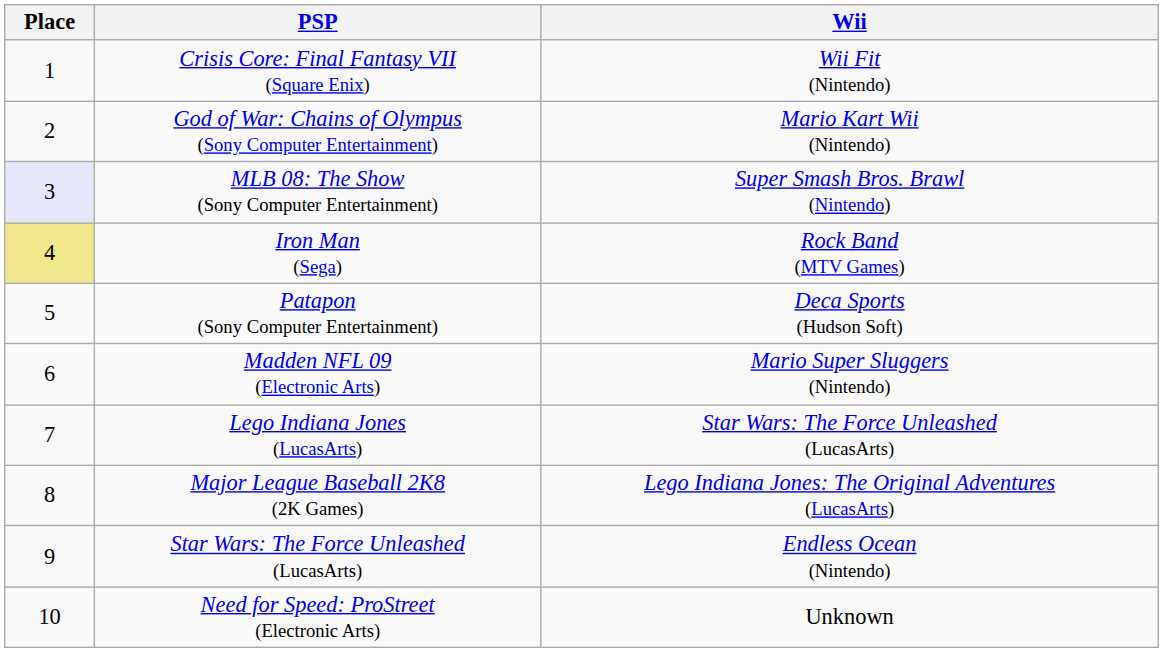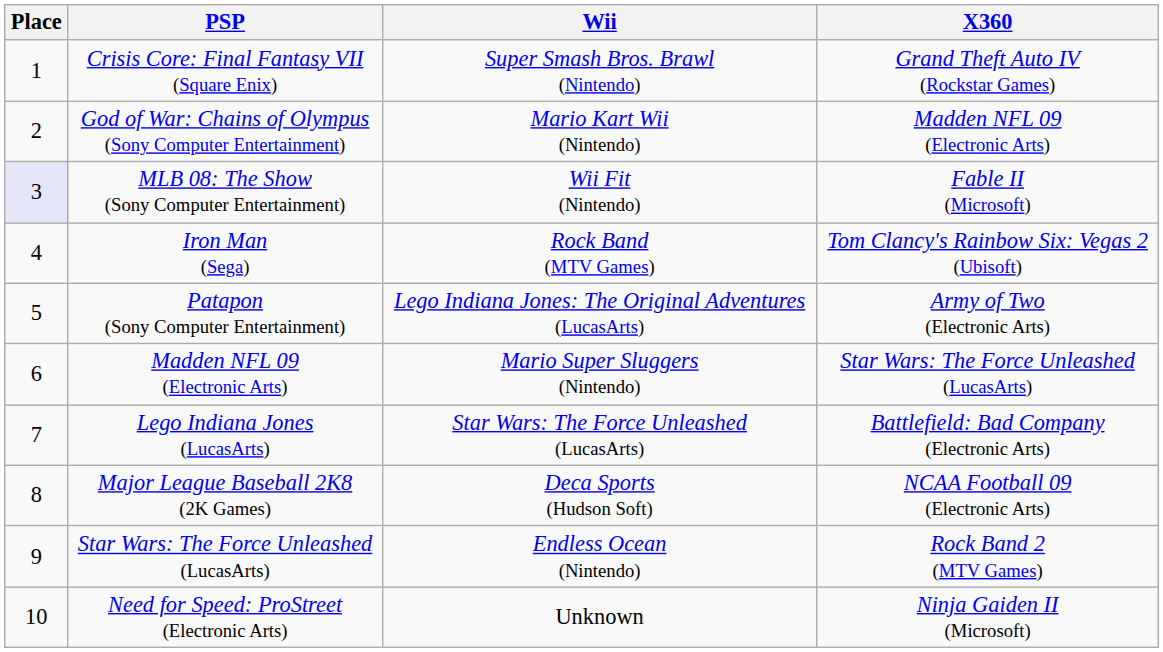+ column: (988, 22)
(850, 70) Wii Fit (Nintendo) -> (600, 70) Super Smash Bros. Brawl (Nintendo)
(850, 191) Super Smash Bros. Brawl (Nintendo) -> (600, 191) Wii Fit (Nintendo)
(50, 252) khaki background -> (36, 252) no background
(850, 313) Deca Sports (Hudson Soft) -> (600, 313) Lego Indiana Jones: The Original Adventures (LucasArts)
(850, 495) Lego Indiana Jones: The Original Adventures (LucasArts) -> (600, 495) Deca Sports (Hudson Soft)
